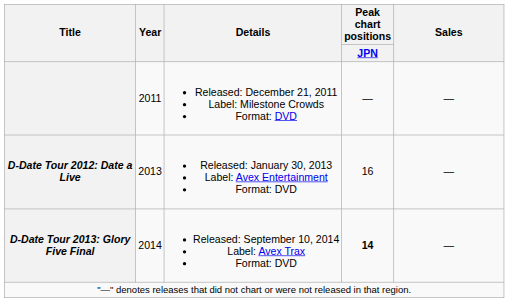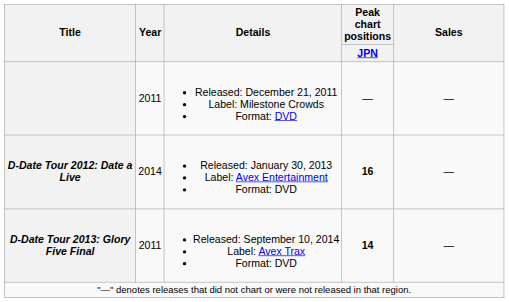(150, 172) 2013 -> (150, 172) 2014
(368, 172) normal -> (368, 172) bold
(150, 245) 2014 -> (150, 245) 2011
